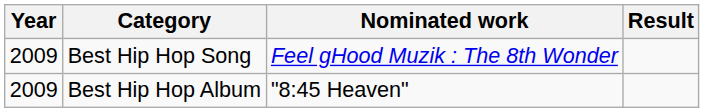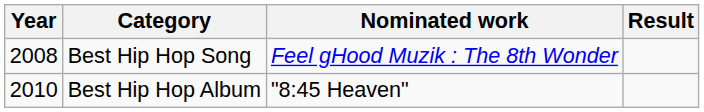(34, 55) 2009 -> (34, 55) 2008
(34, 90) 2009 -> (34, 90) 2010
